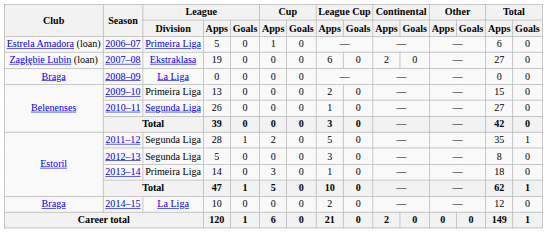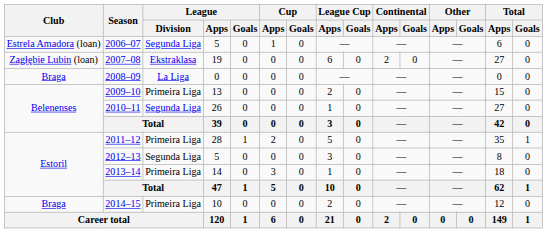(173, 44) Primeira Liga -> (173, 44) Segunda Liga
(173, 140) Segunda Liga -> (173, 140) Primeira Liga
(173, 204) La Liga -> (173, 204) Primeira Liga
